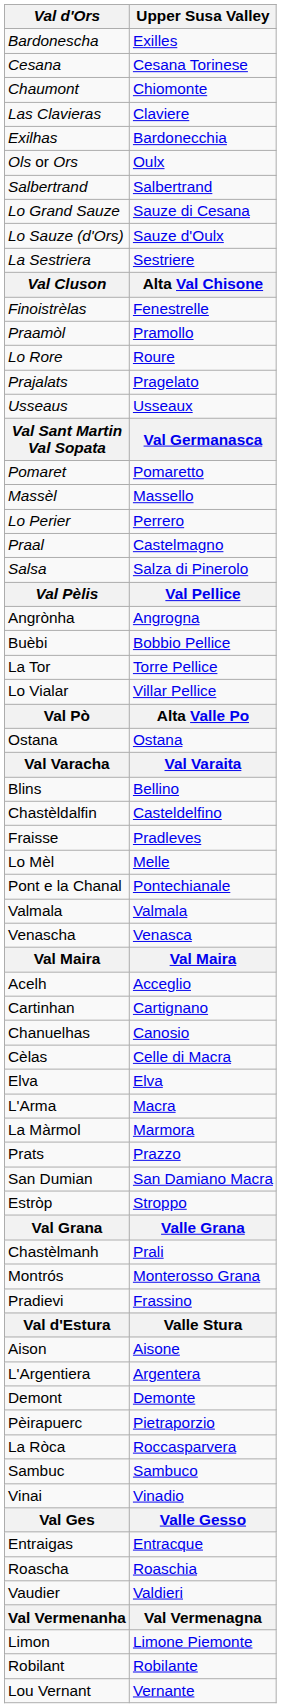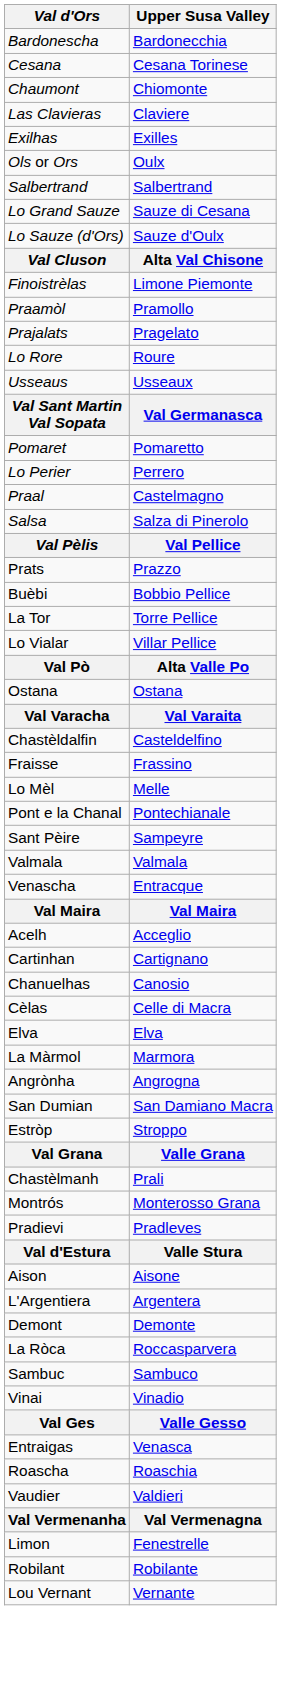(155, 41) Exilles -> (180, 41) Bardonecchia
(180, 138) Bardonecchia -> (155, 138) Exilles
- row: (49, 260)
(171, 308) Fenestrelle -> (193, 284) Limone Piemonte
rows swapped: (38, 382) <-> (35, 357)
- row: (32, 496)
rows swapped: (41, 618) <-> (26, 1154)
- row: (25, 789)
(167, 837) Pradleves -> (162, 764) Frassino
+ row: (44, 837)
(162, 935) Venasca -> (168, 886) Entracque
- row: (32, 1105)
(162, 1300) Frassino -> (167, 1227) Pradleves
- row: (45, 1422)
(168, 1544) Entracque -> (162, 1446) Venasca
(193, 1641) Limone Piemonte -> (171, 1544) Fenestrelle
